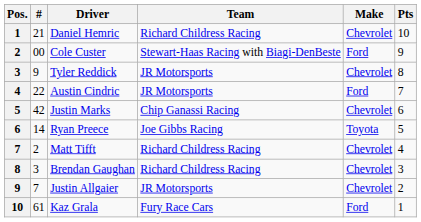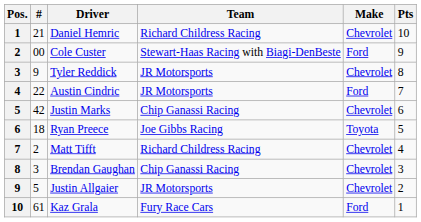(39, 130) 14 -> (39, 130) 18
(200, 168) Richard Childress Racing -> (190, 168) Chip Ganassi Racing
(36, 188) 7 -> (36, 188) 5
